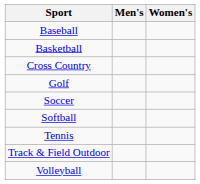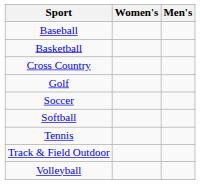columns swapped: (129, 13) <-> (170, 13)
